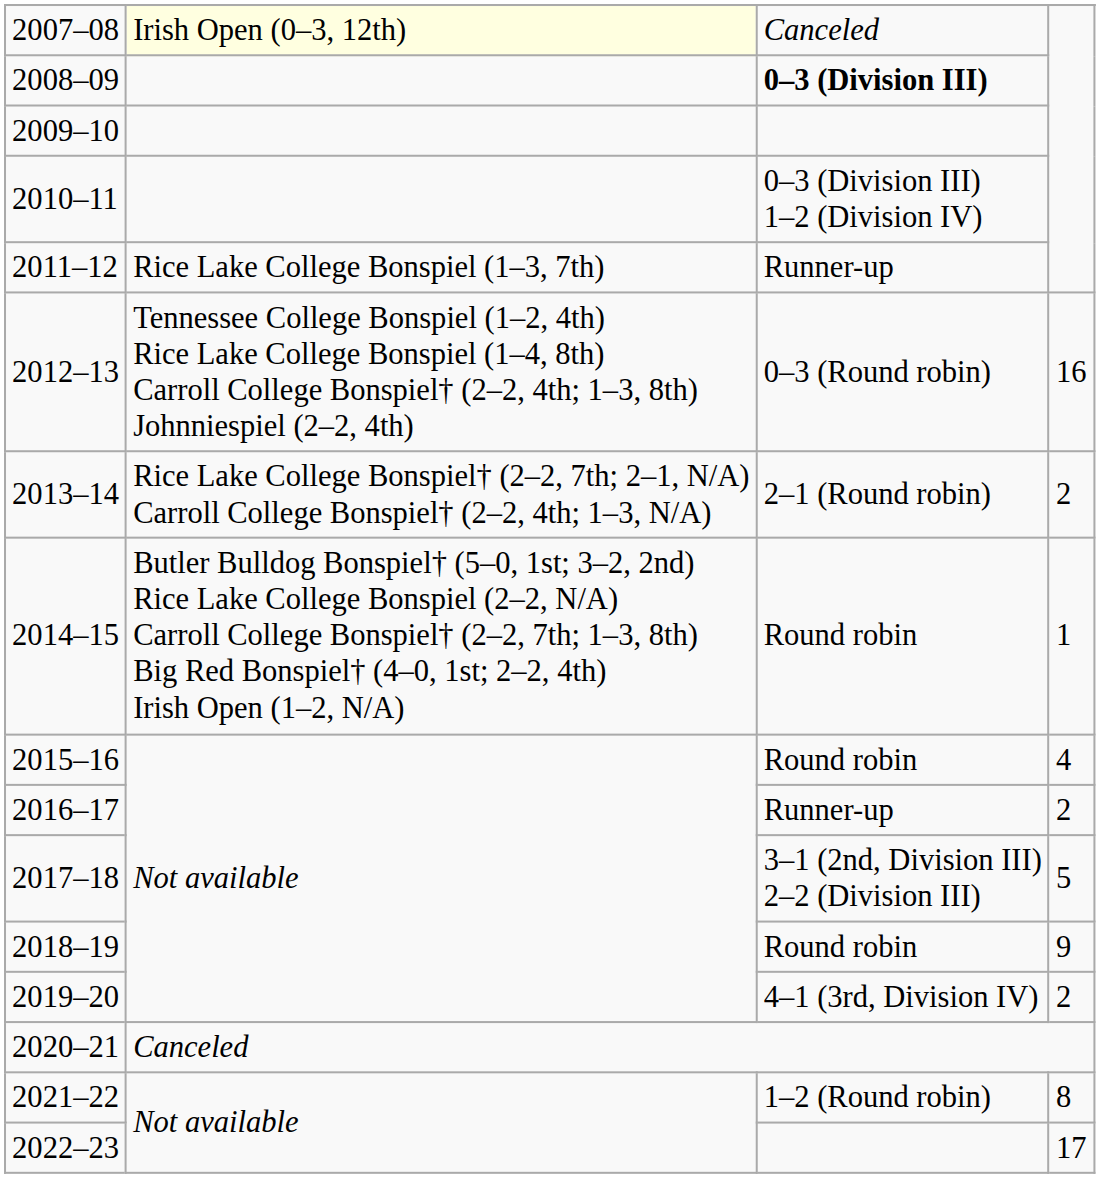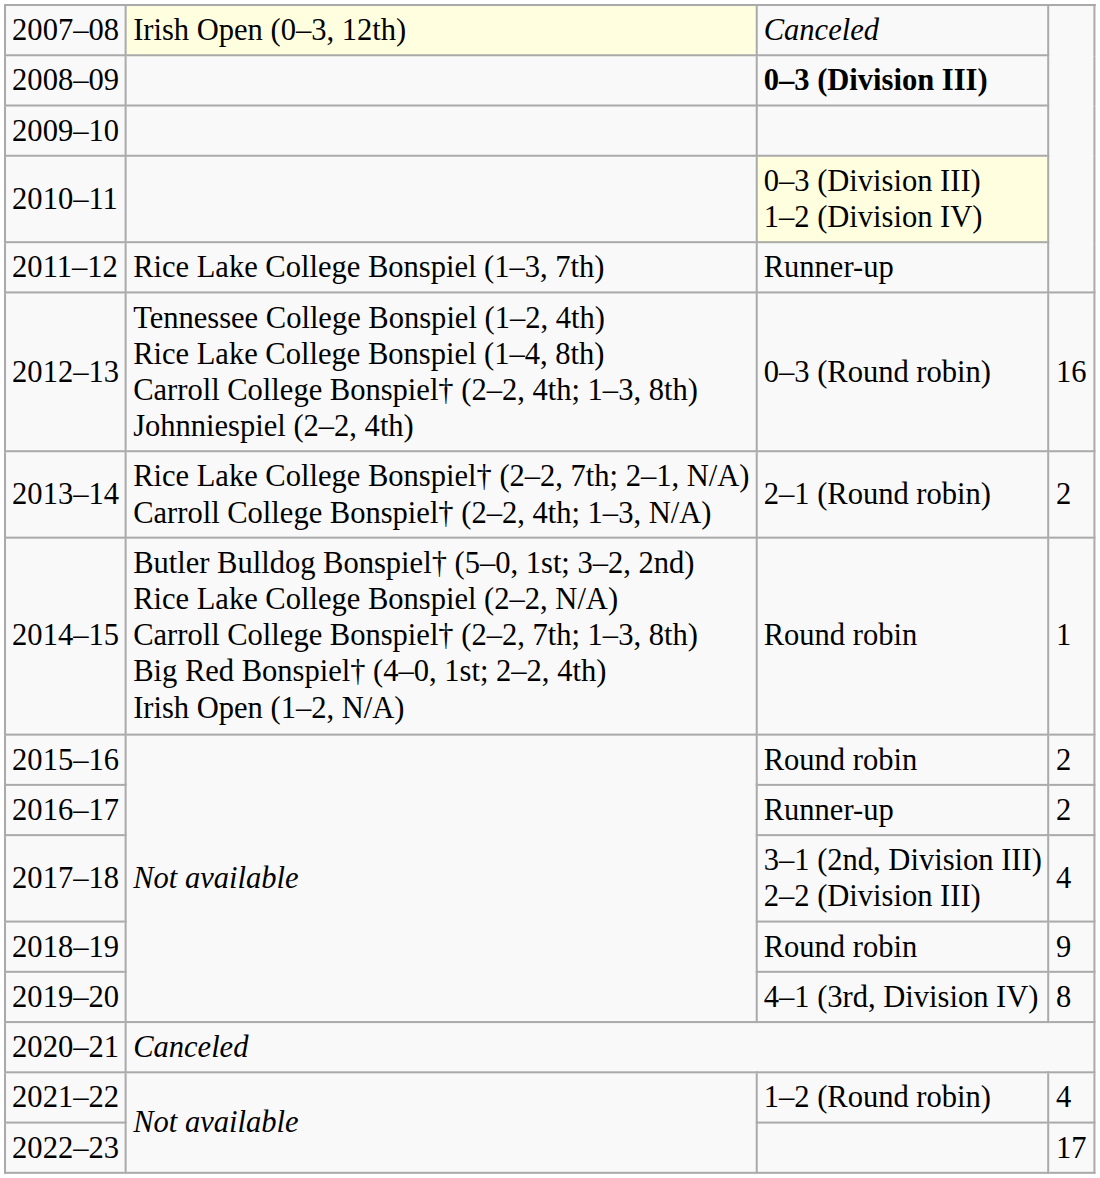(873, 199) no background -> (873, 199) lightyellow background
(1064, 758) 4 -> (1064, 758) 2
(1064, 877) 5 -> (1064, 877) 4
(1064, 996) 2 -> (1064, 996) 8
(1064, 1096) 8 -> (1064, 1096) 4
